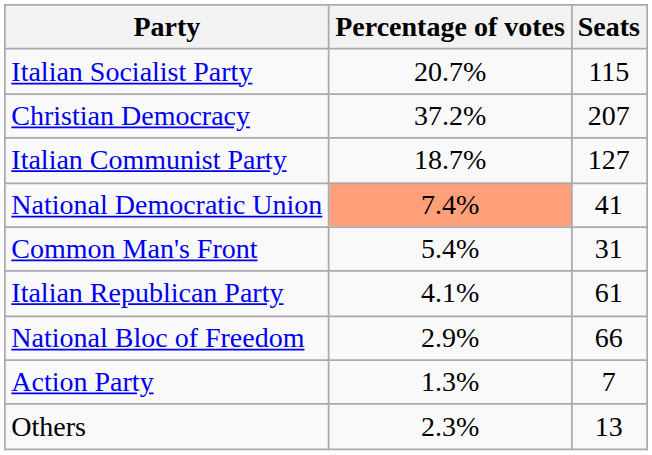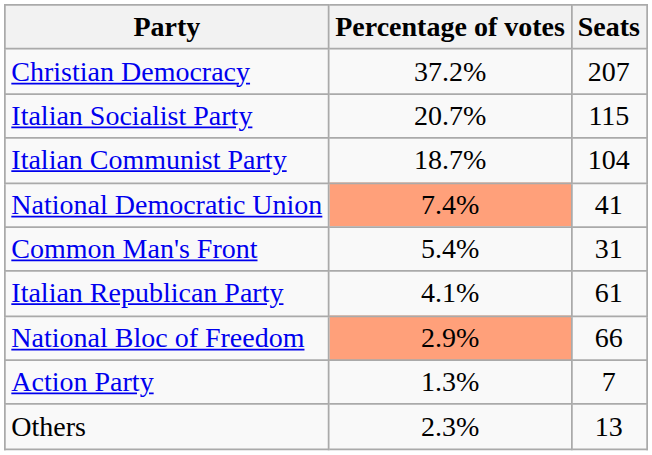rows swapped: (131, 115) <-> (132, 71)
(609, 159) 127 -> (609, 159) 104
(450, 337) no background -> (450, 337) lightsalmon background
